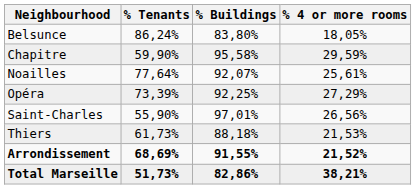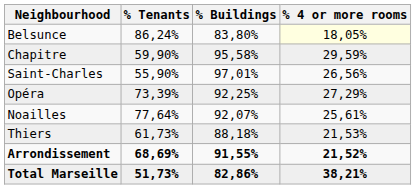(345, 34) no background -> (345, 34) lightyellow background
rows swapped: (37, 74) <-> (55, 114)
